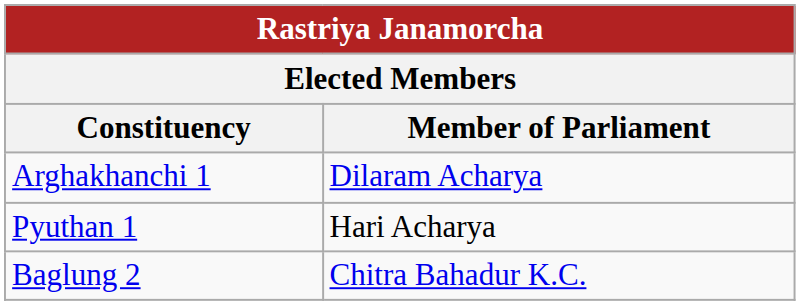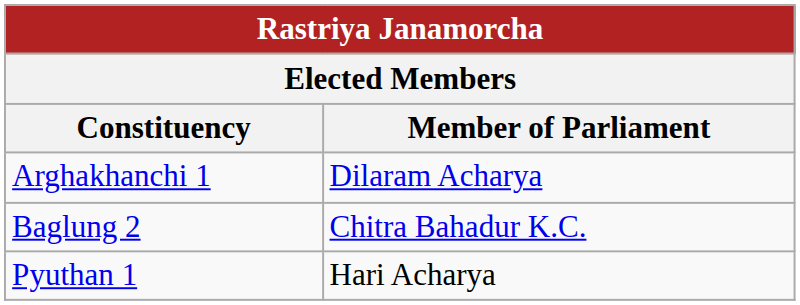rows swapped: (76, 275) <-> (75, 226)
